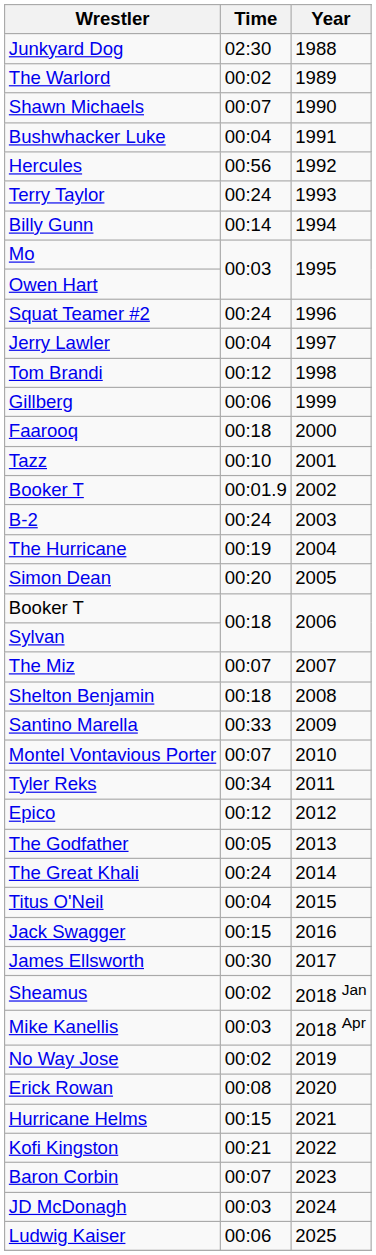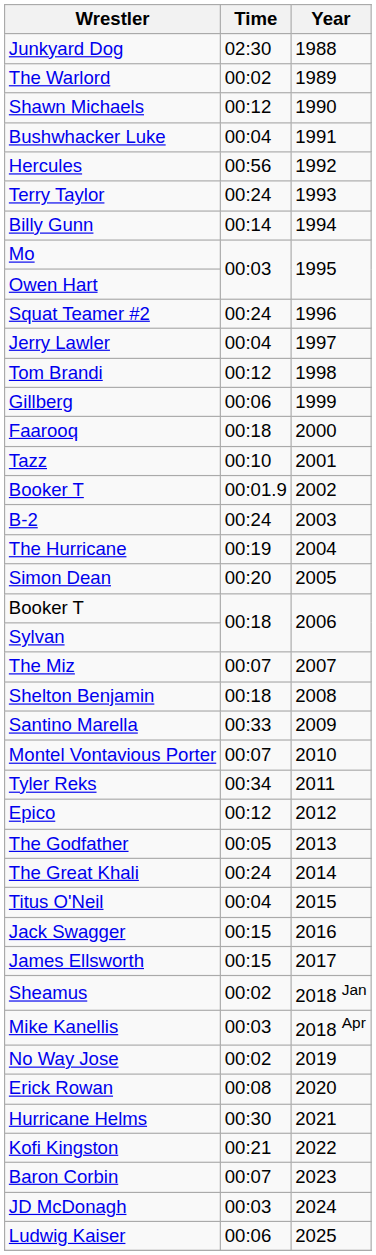(248, 107) 00:07 -> (248, 107) 00:12
(248, 961) 00:30 -> (248, 961) 00:15
(248, 1118) 00:15 -> (248, 1118) 00:30
